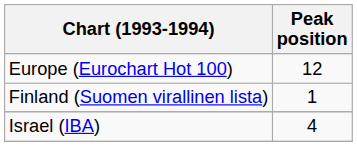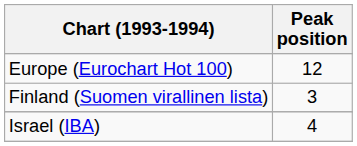(312, 97) 1 -> (312, 97) 3
